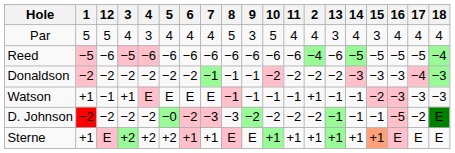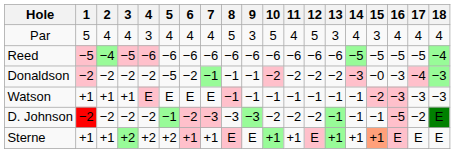columns swapped: (315, 14) <-> (107, 14)
(169, 76) −2 -> (169, 76) −5
(377, 76) −3 -> (377, 76) −0
(169, 117) −0 -> (169, 117) −1
(252, 117) −2 -> (252, 117) −3
